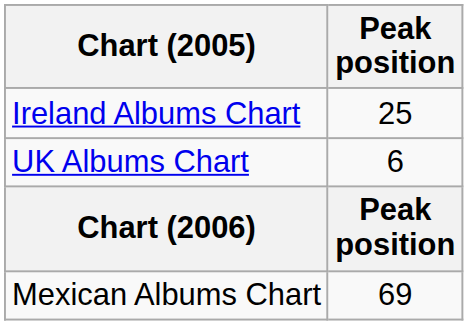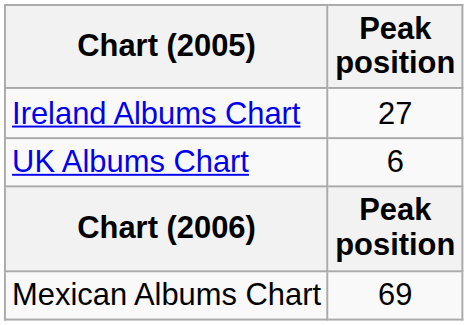(395, 112) 25 -> (395, 112) 27
